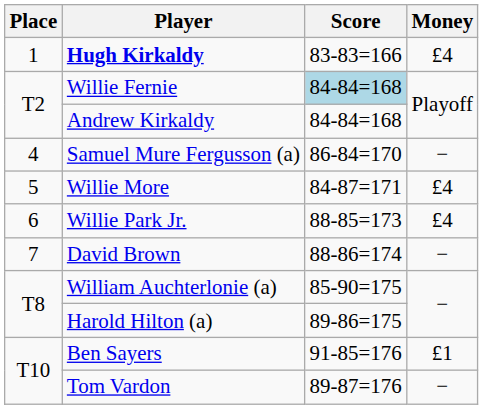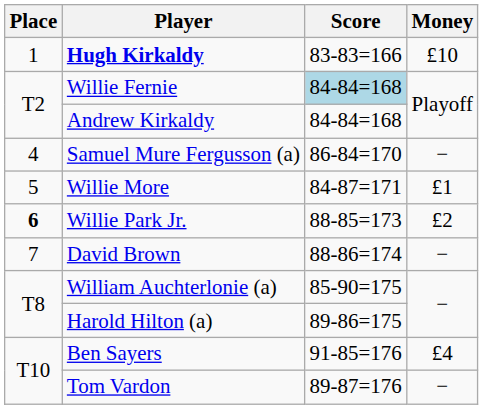(442, 54) £4 -> (442, 54) £10
(442, 187) £4 -> (442, 187) £1
(33, 220) normal -> (33, 220) bold
(442, 220) £4 -> (442, 220) £2
(442, 353) £1 -> (442, 353) £4
